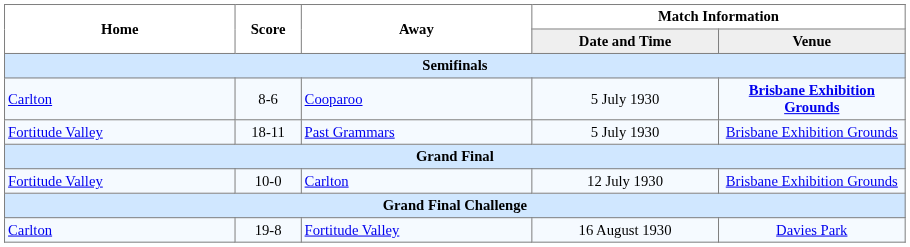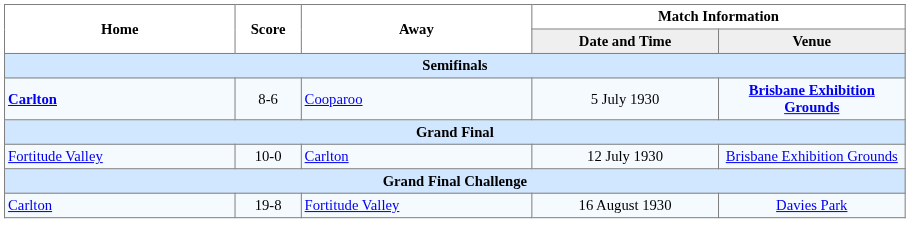(30, 98) normal -> (33, 98) bold
- row: (350, 132)
